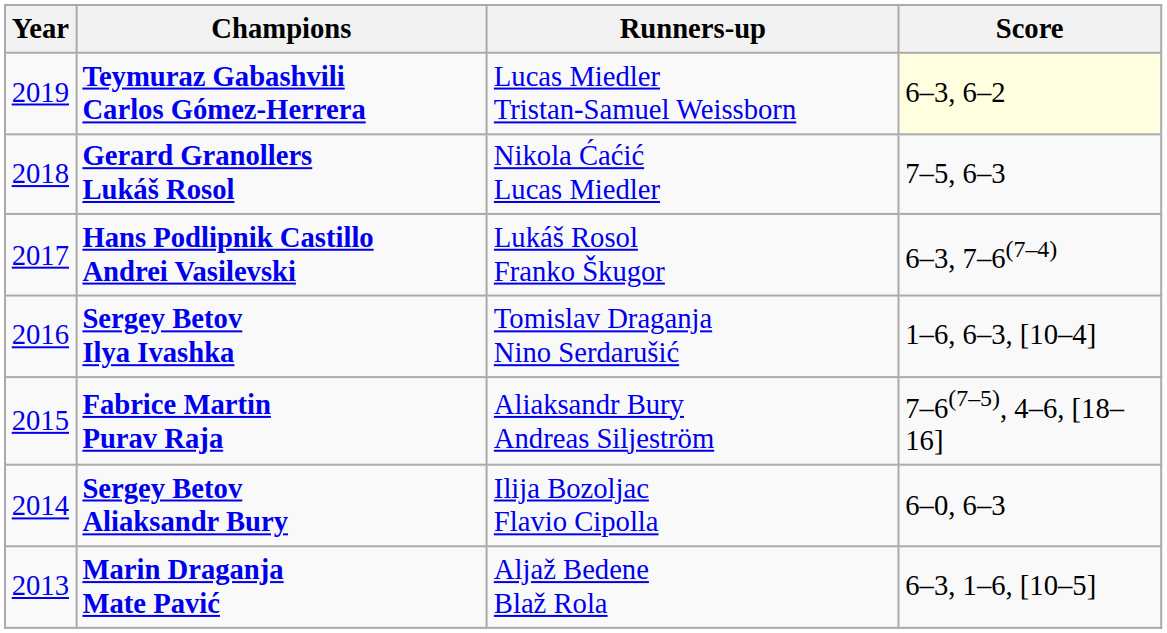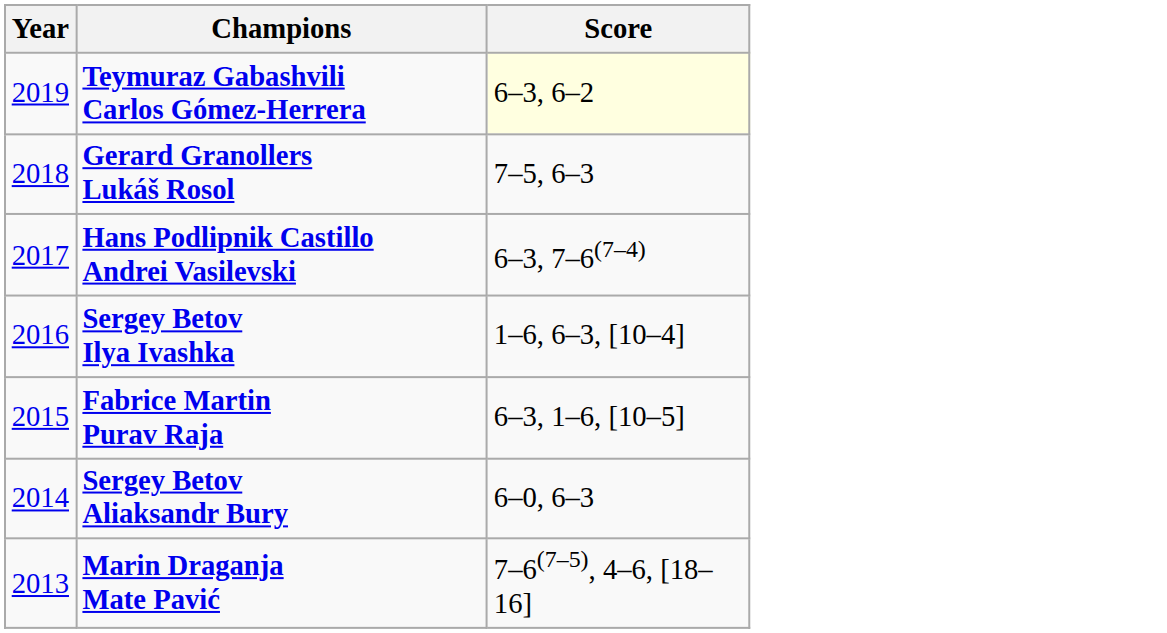- column: (693, 28)
(1015, 420) 7–6(7–5), 4–6, [18–16] -> (589, 417) 6–3, 1–6, [10–5]
(1001, 586) 6–3, 1–6, [10–5] -> (603, 583) 7–6(7–5), 4–6, [18–16]
